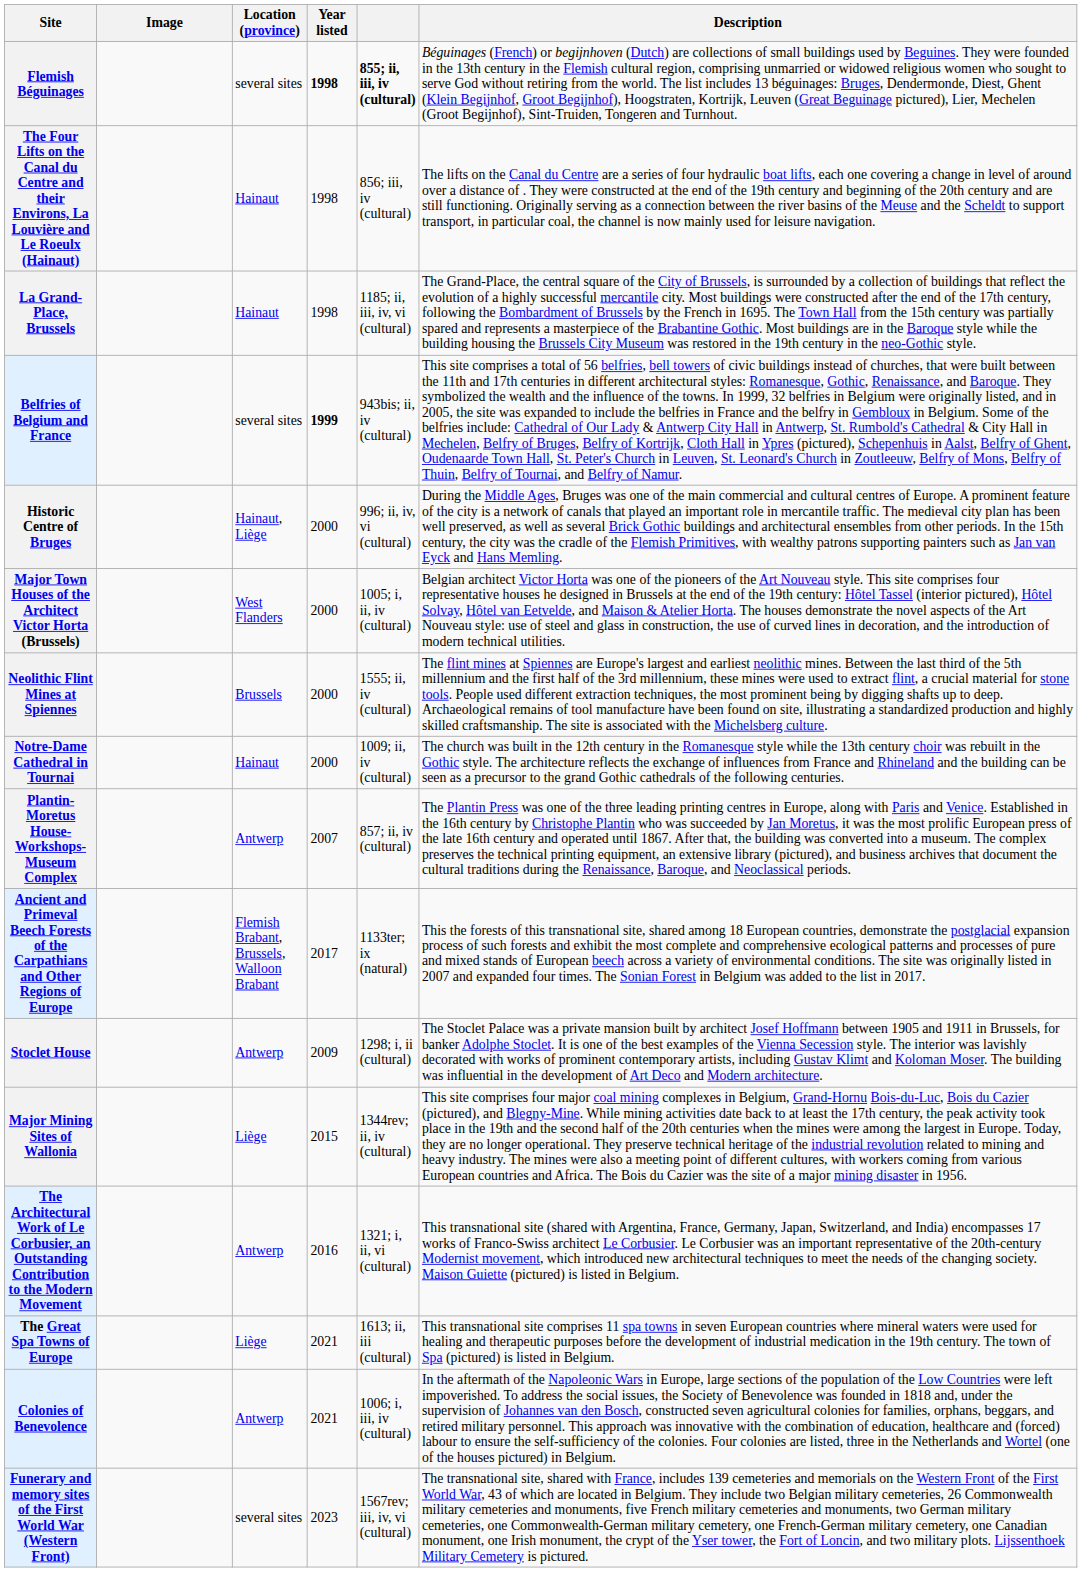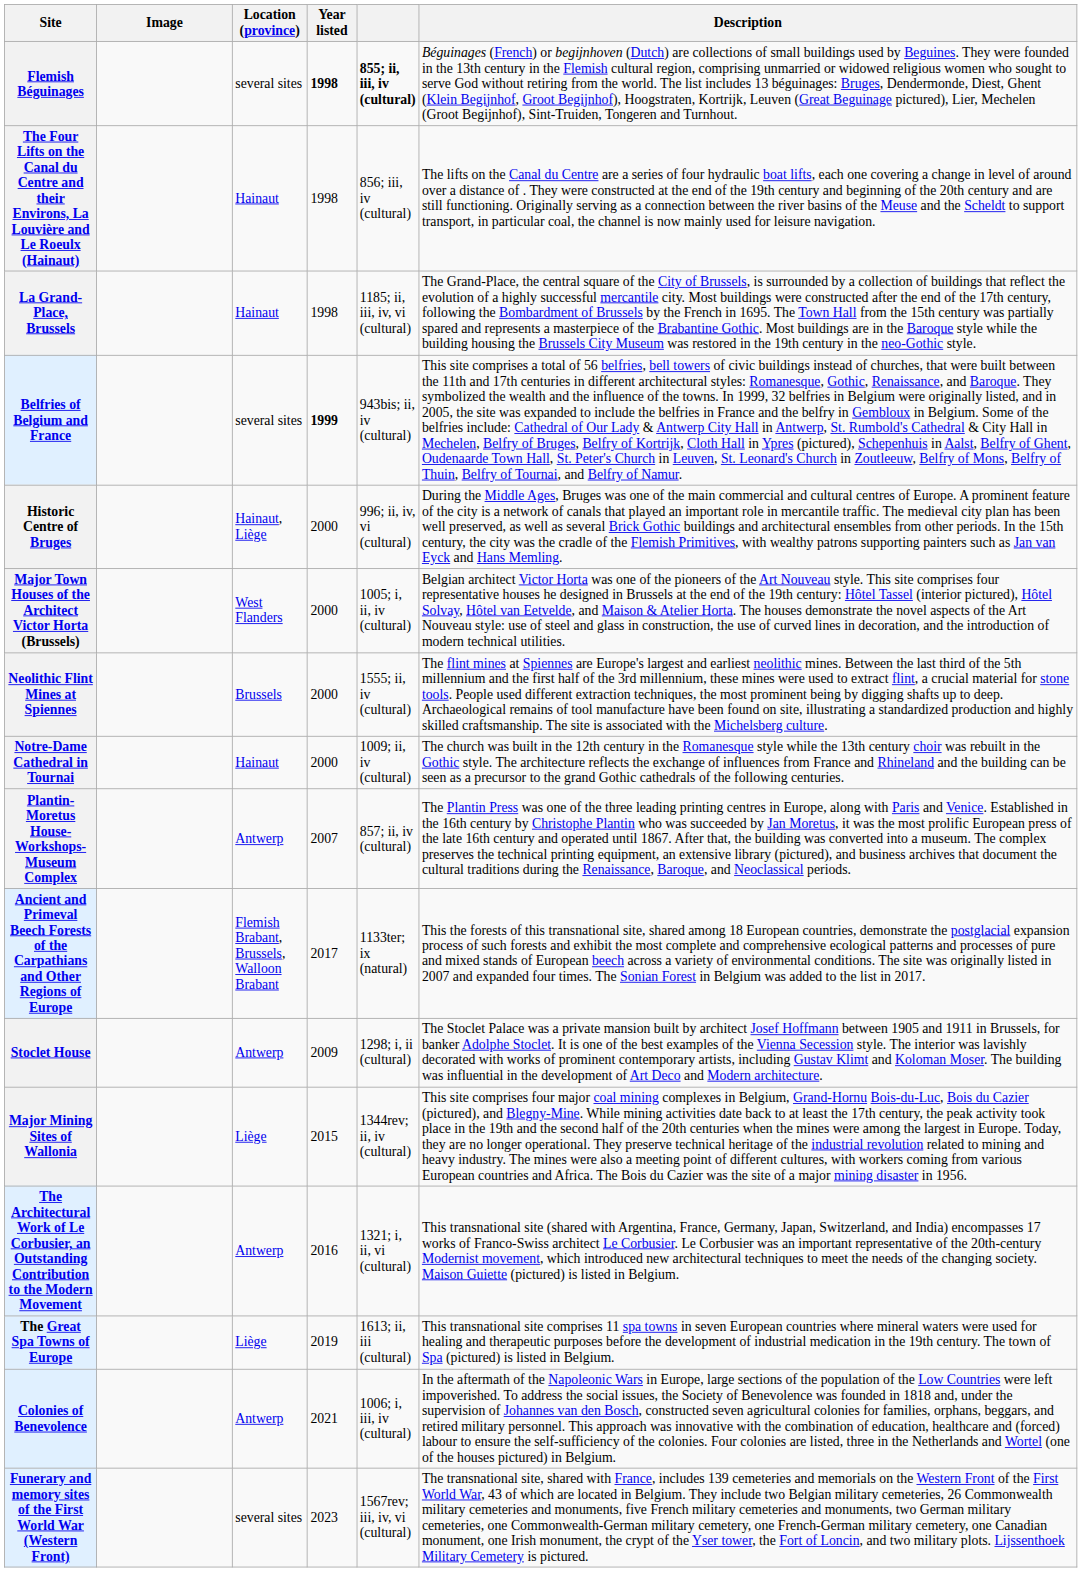(324, 1342) 2021 -> (324, 1342) 2019
